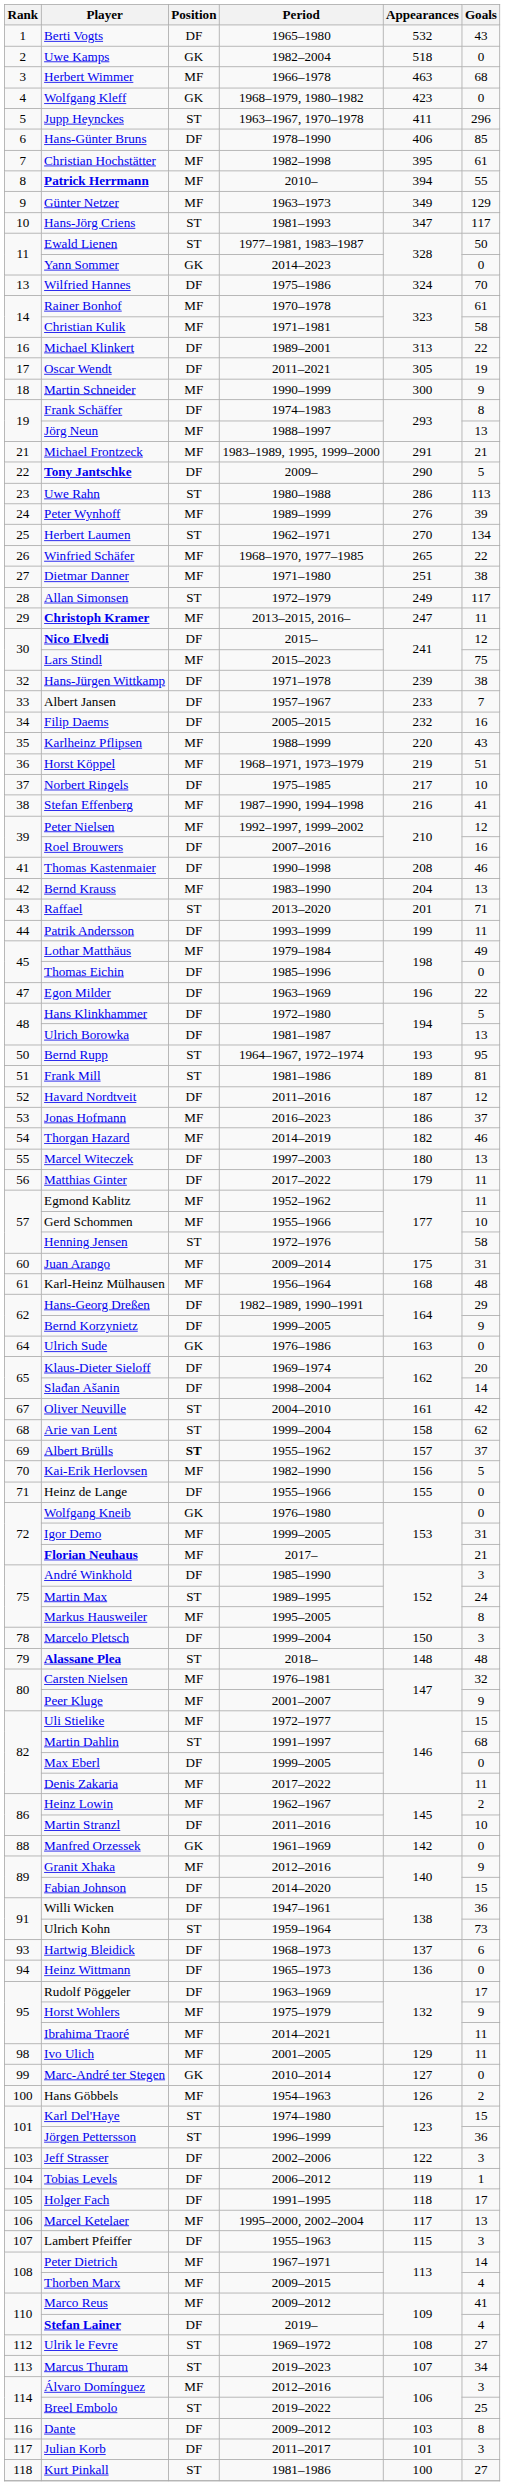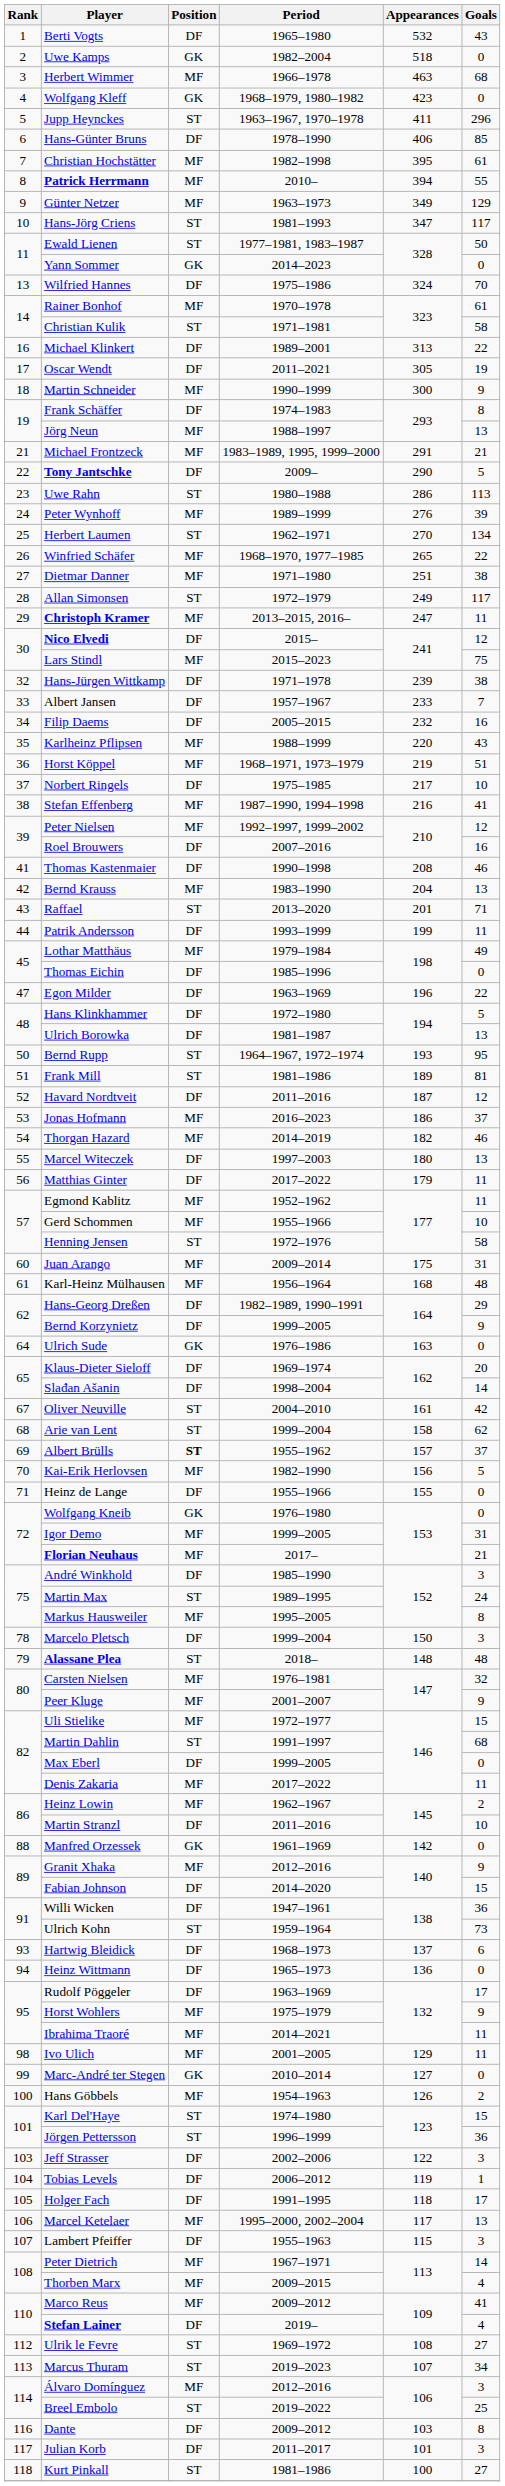(194, 327) MF -> (194, 327) ST
